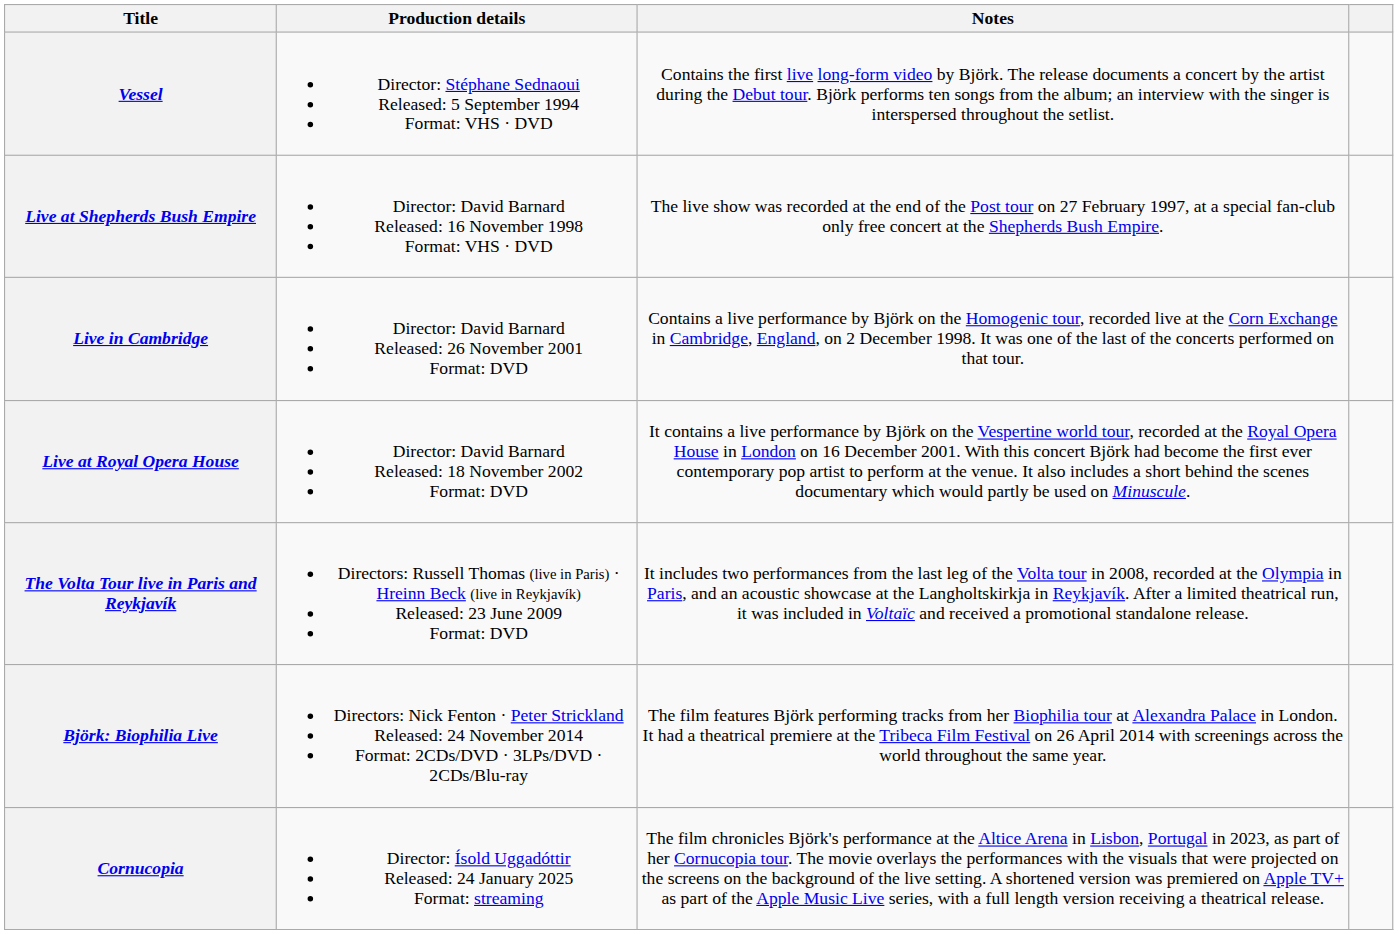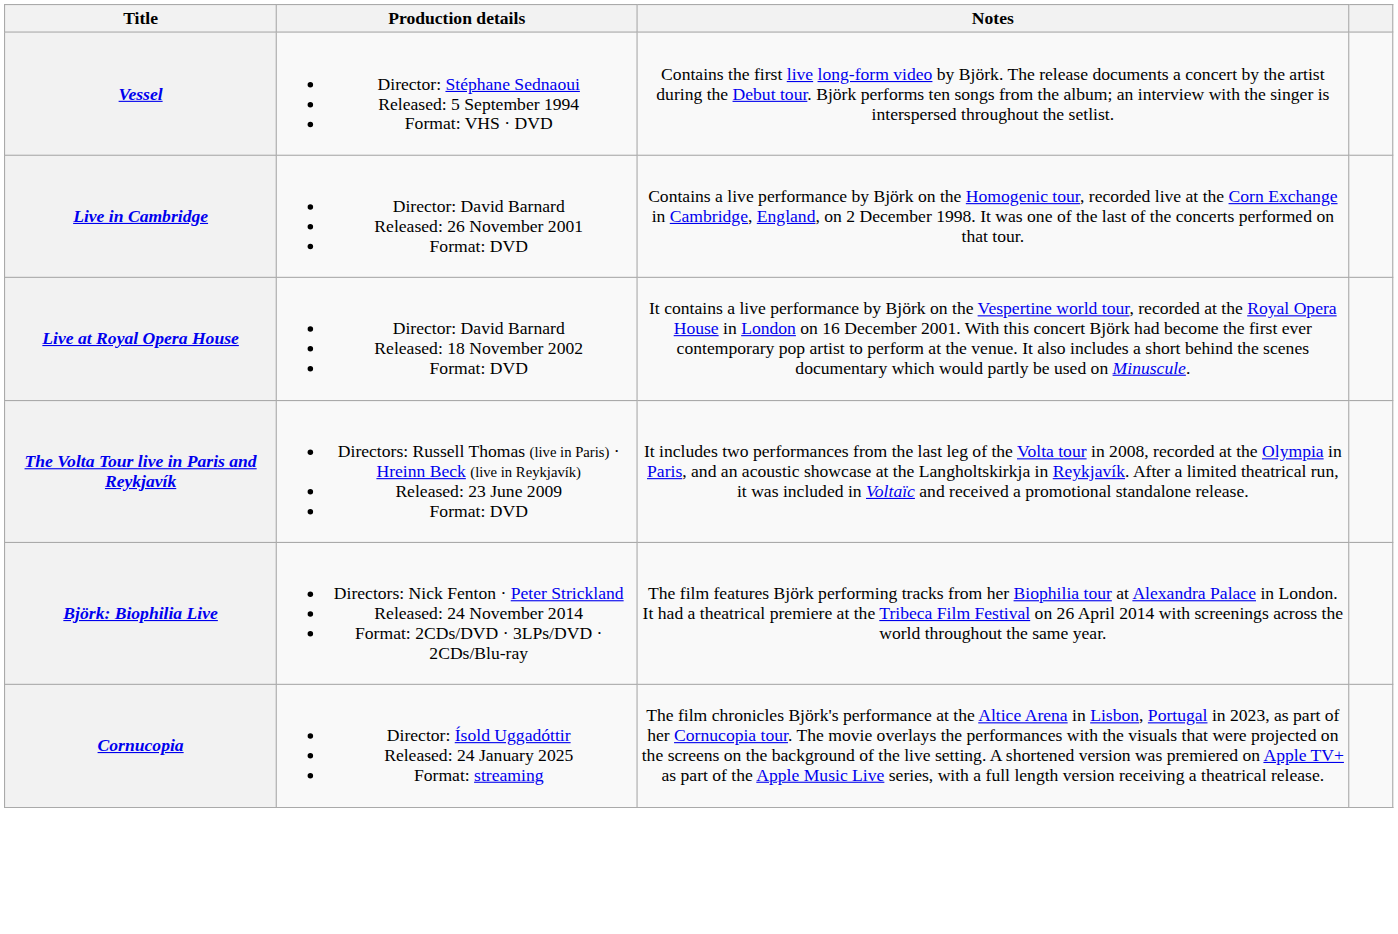- row: (141, 216)
